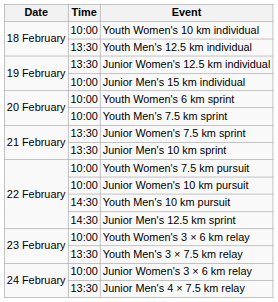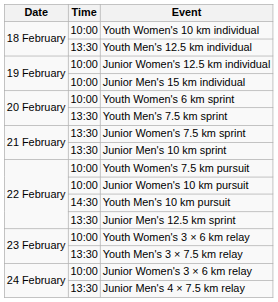(84, 64) 13:30 -> (84, 64) 10:00
(84, 116) 10:00 -> (84, 116) 13:30
(84, 220) 14:30 -> (84, 220) 13:30
